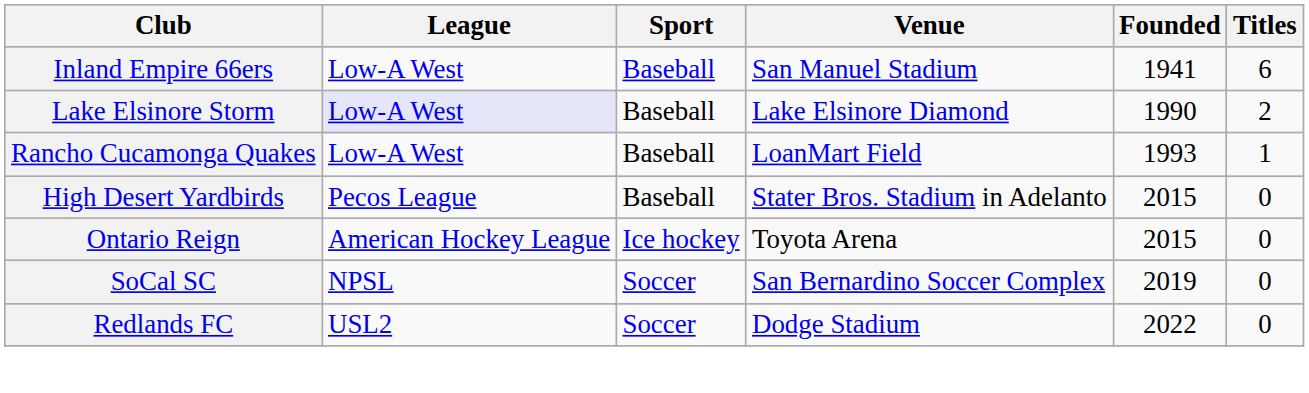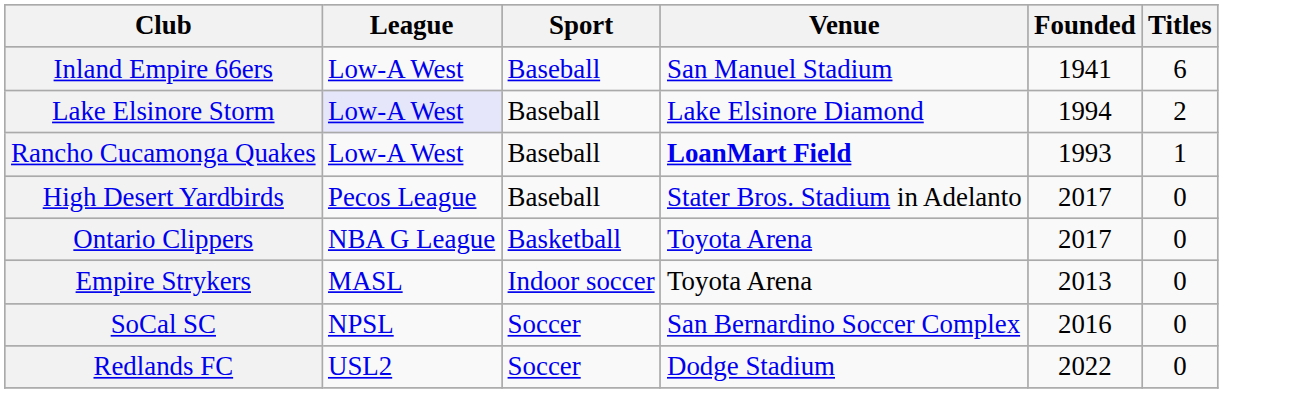(1170, 111) 1990 -> (1085, 111) 1994
(837, 153) normal -> (759, 153) bold
(1170, 196) 2015 -> (1085, 196) 2017
+ row: (163, 238)
- row: (163, 238)
+ row: (163, 281)
(1170, 281) 2019 -> (1085, 324) 2016
